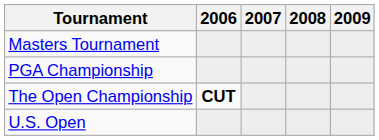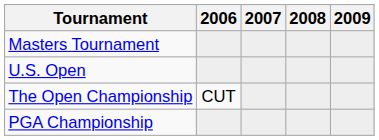rows swapped: (47, 123) <-> (81, 70)
(219, 97) bold -> (219, 97) normal
